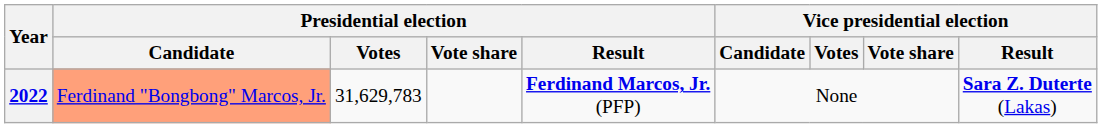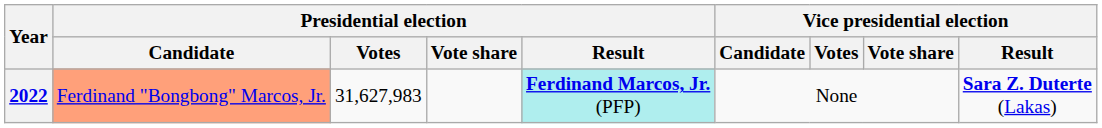(378, 95) 31,629,783 -> (378, 95) 31,627,983
(618, 95) no background -> (618, 95) paleturquoise background
